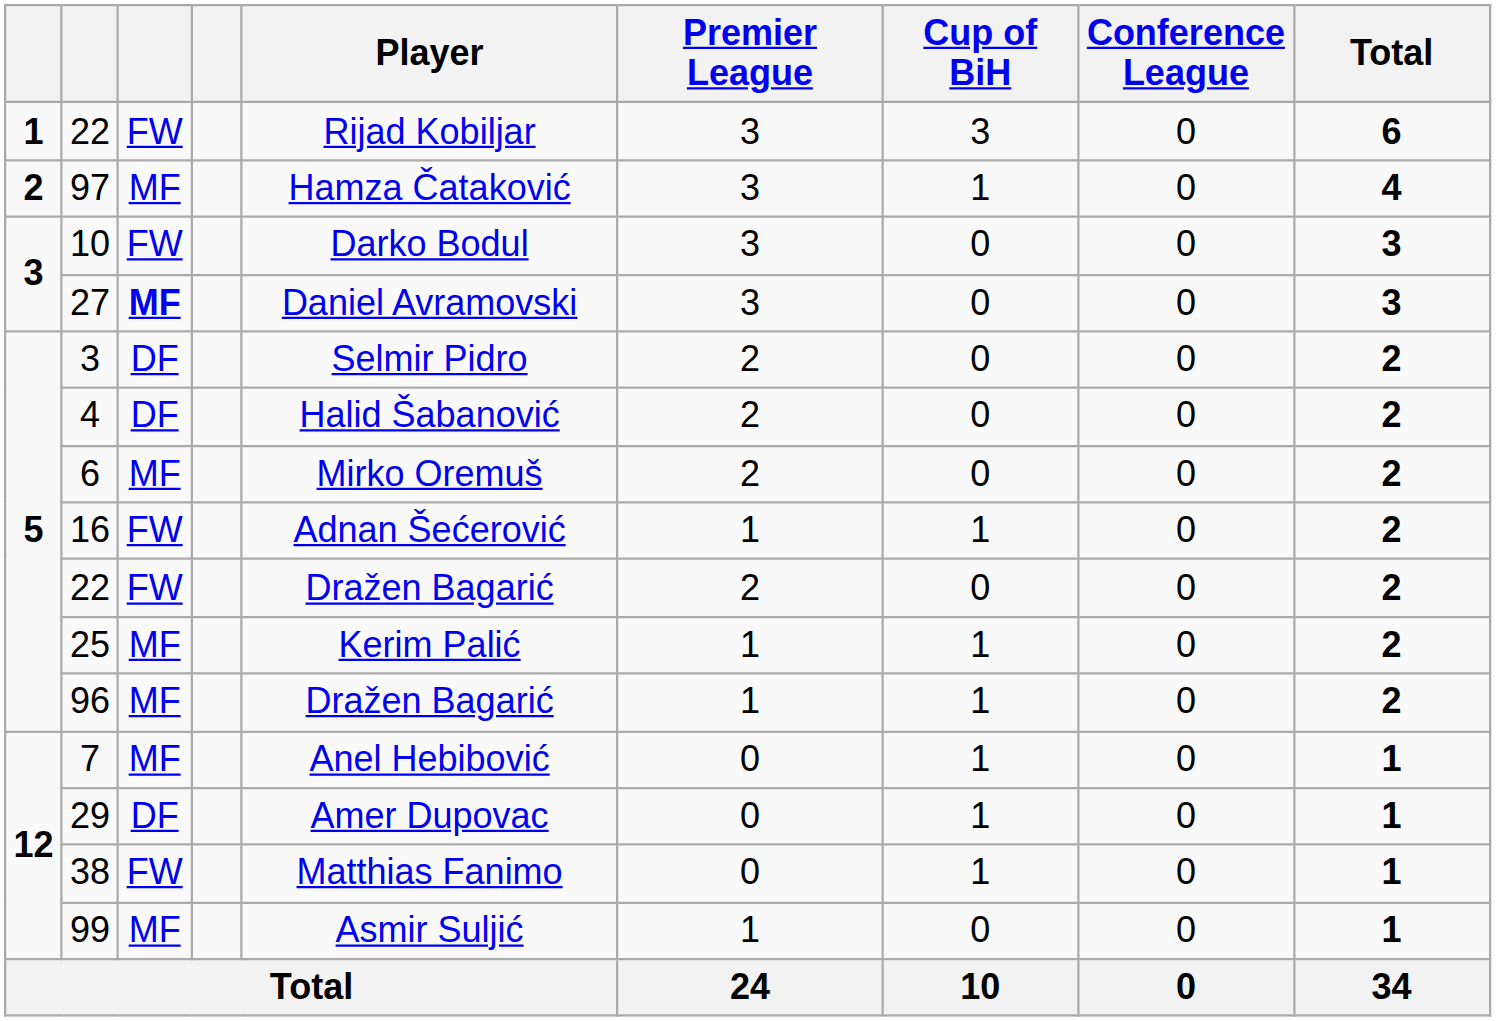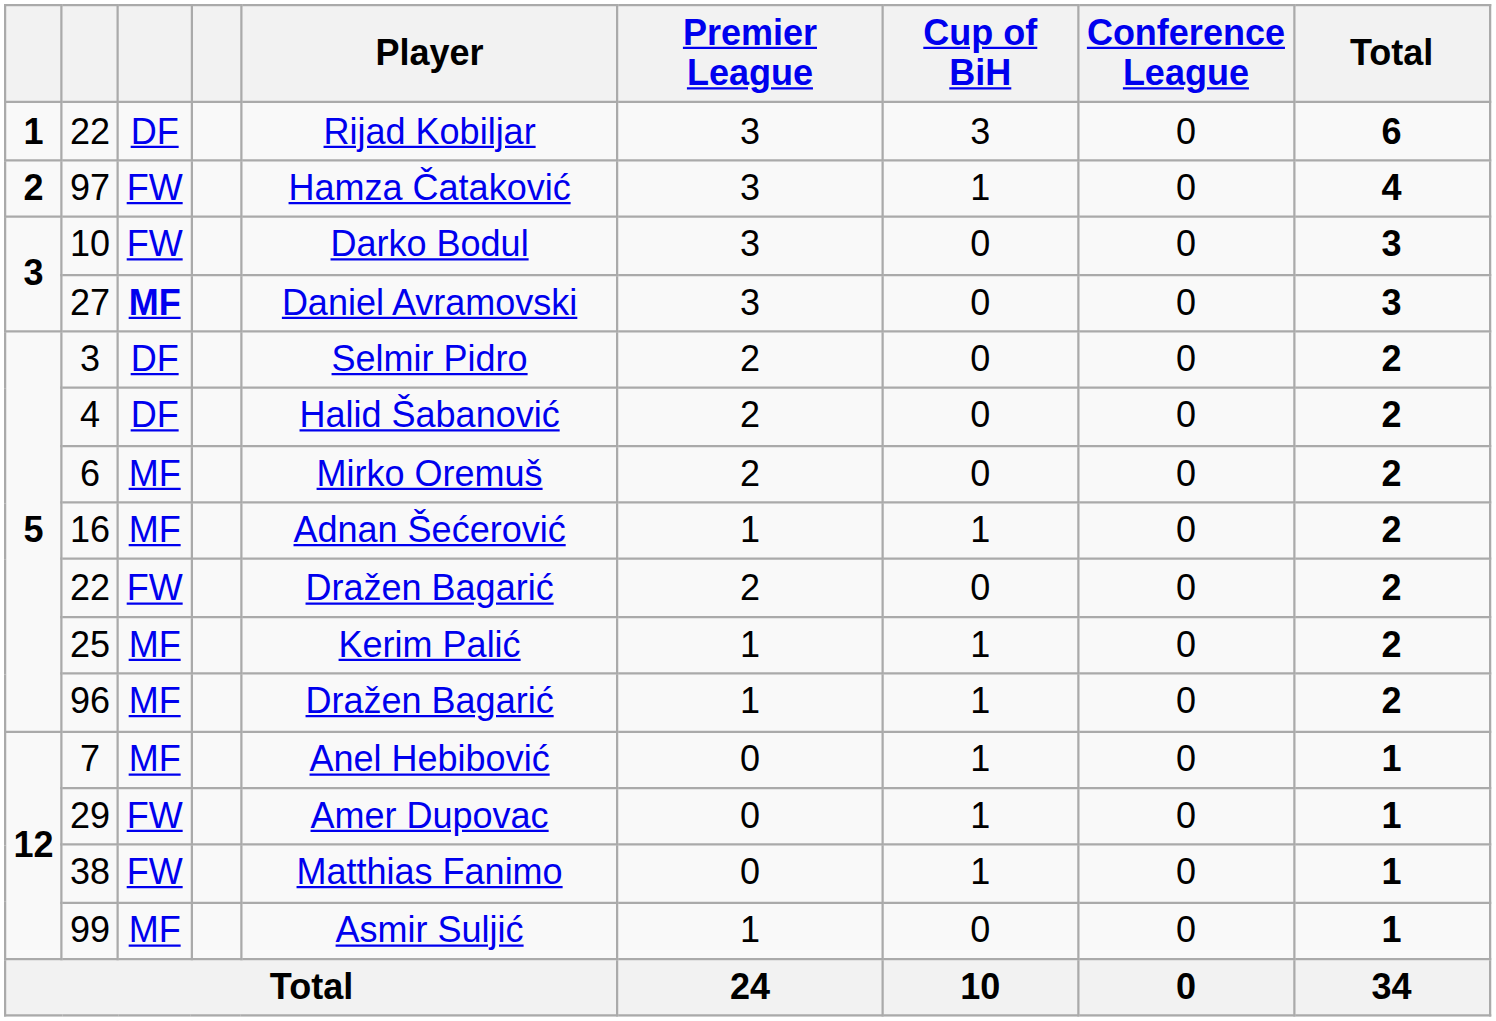(155, 130) FW -> (155, 130) DF
(155, 187) MF -> (155, 187) FW
(155, 530) FW -> (155, 530) MF
(155, 815) DF -> (155, 815) FW
